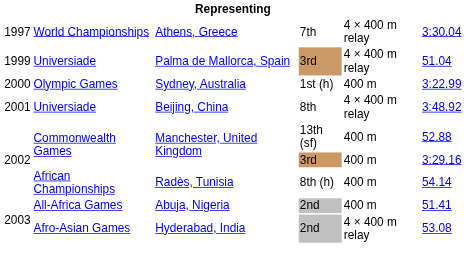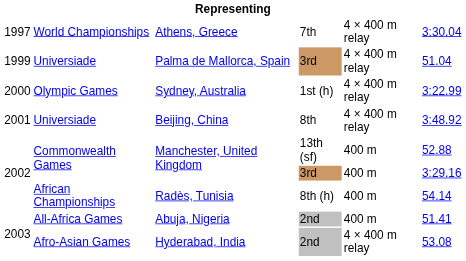(360, 84) 400 m -> (370, 91) 4 × 400 m relay
